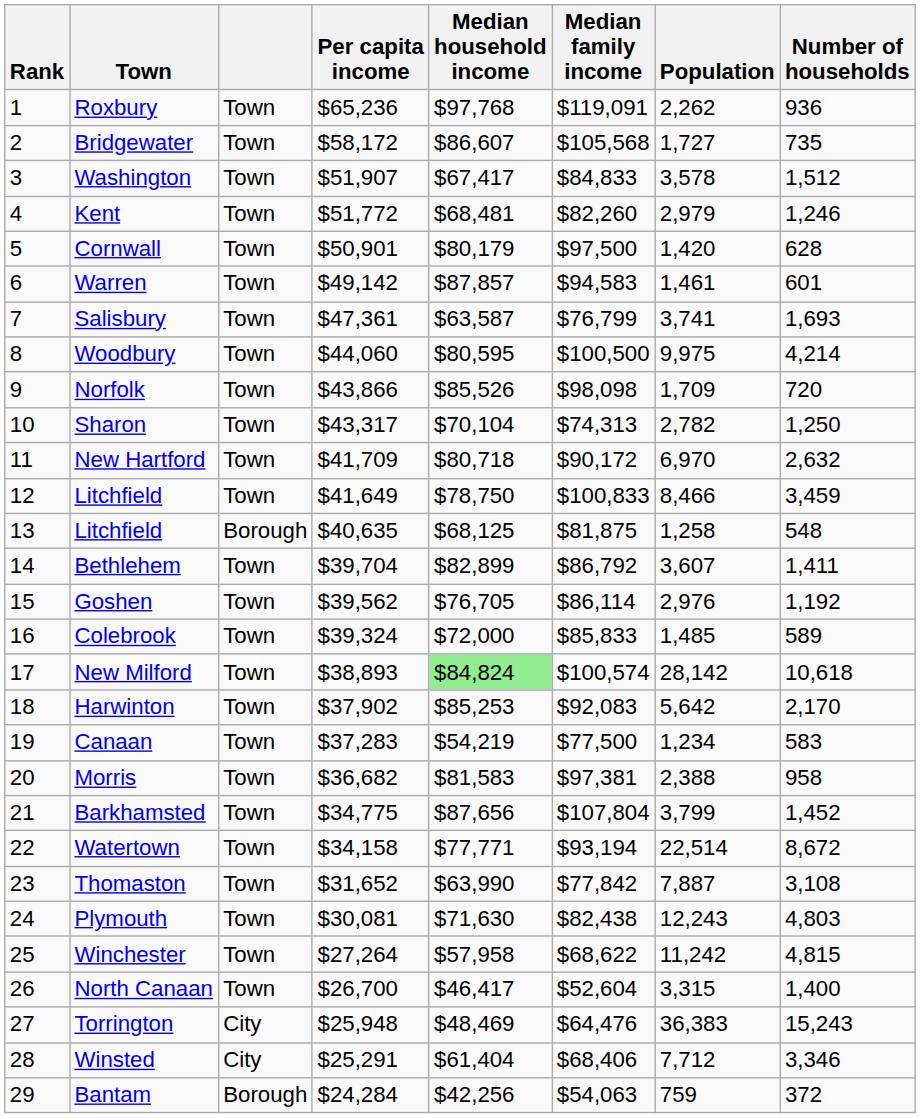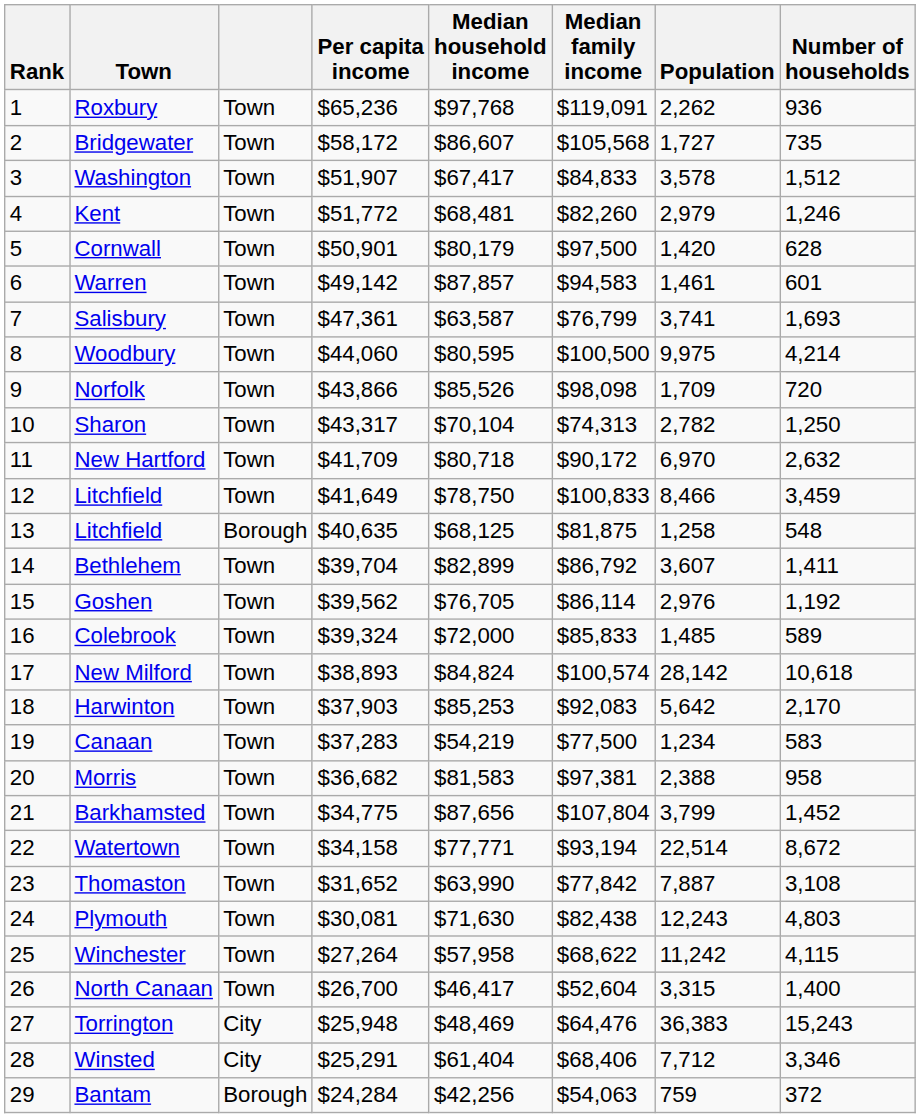(474, 671) lightgreen background -> (474, 671) no background
(358, 707) $37,902 -> (358, 707) $37,903
(813, 953) 4,815 -> (812, 953) 4,115
